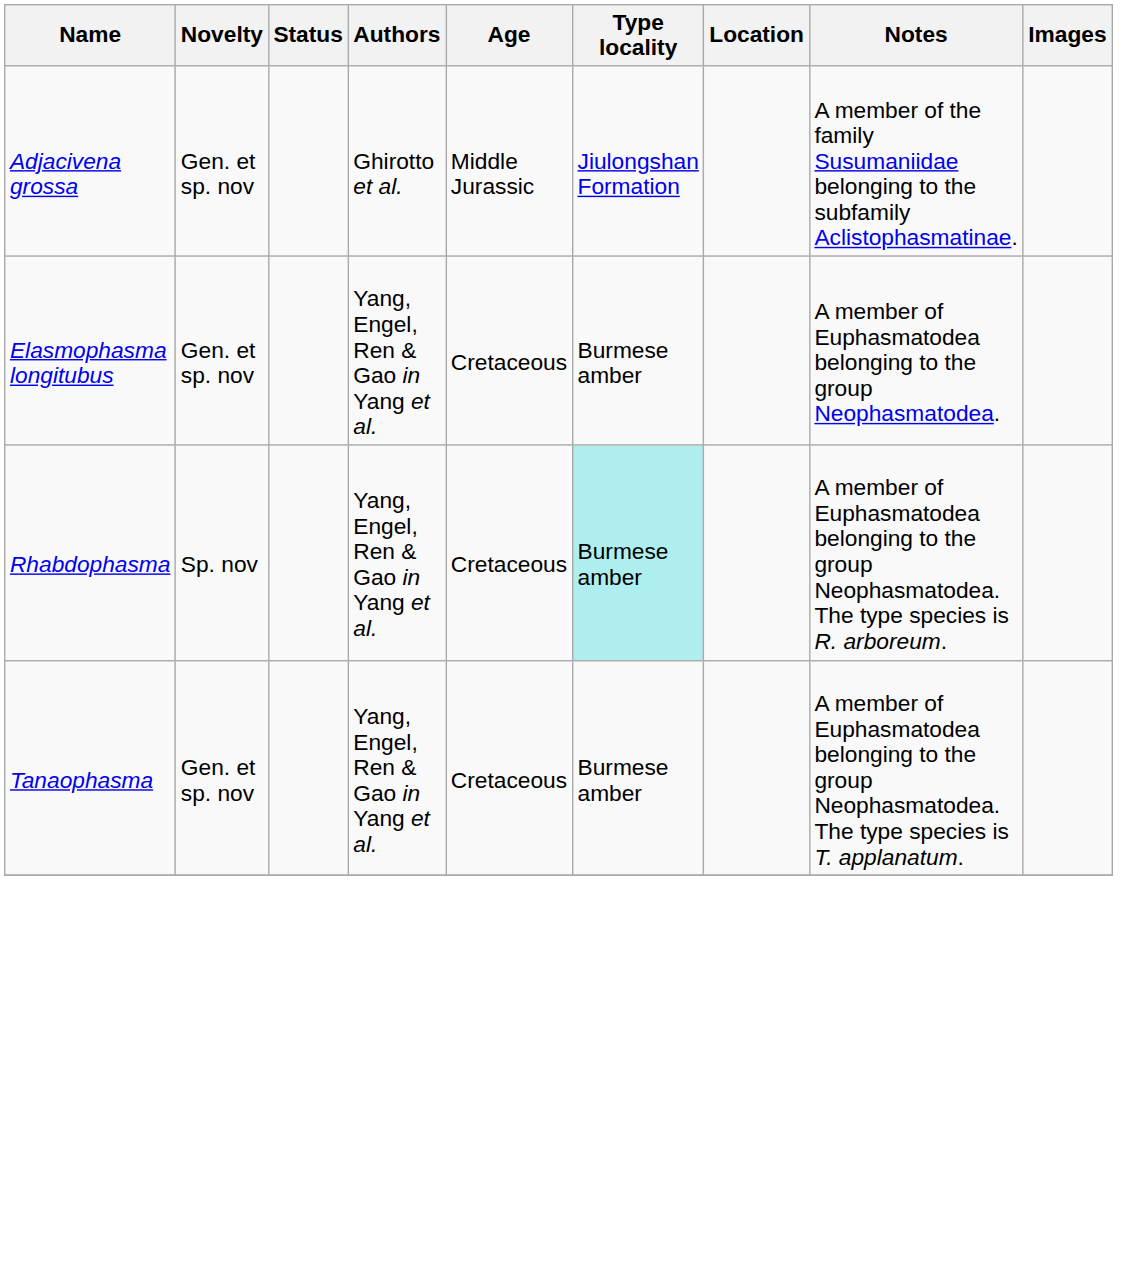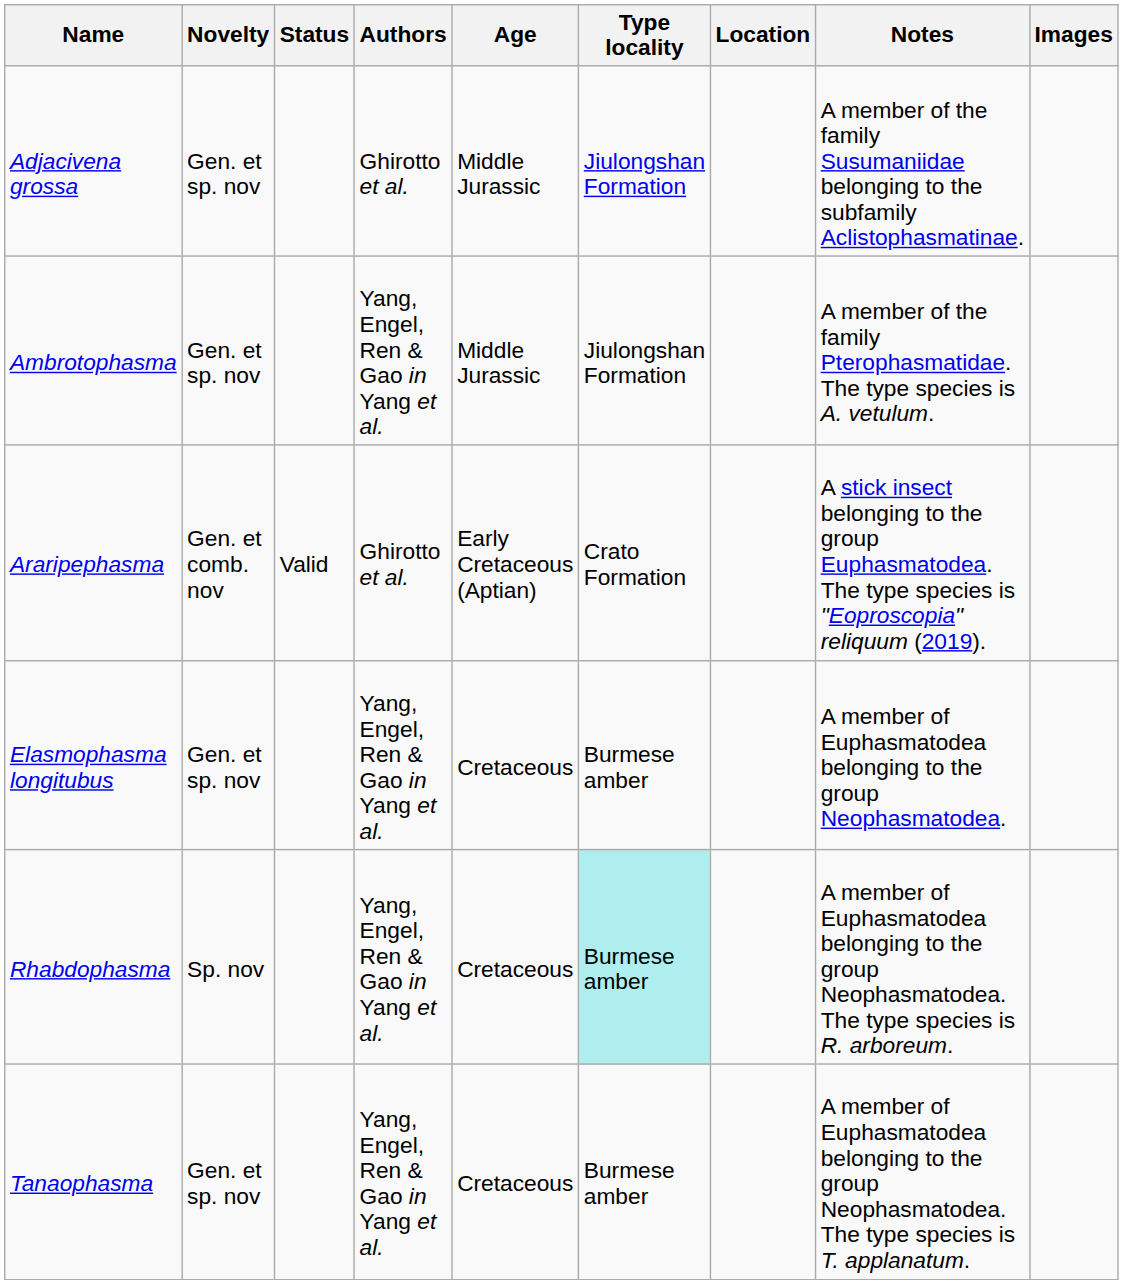+ row: (93, 362)
+ row: (87, 565)
